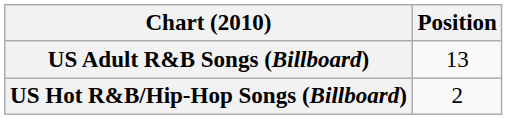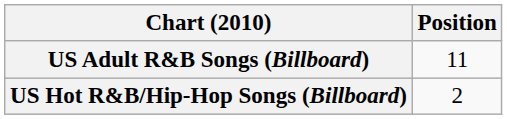(457, 59) 13 -> (457, 59) 11
